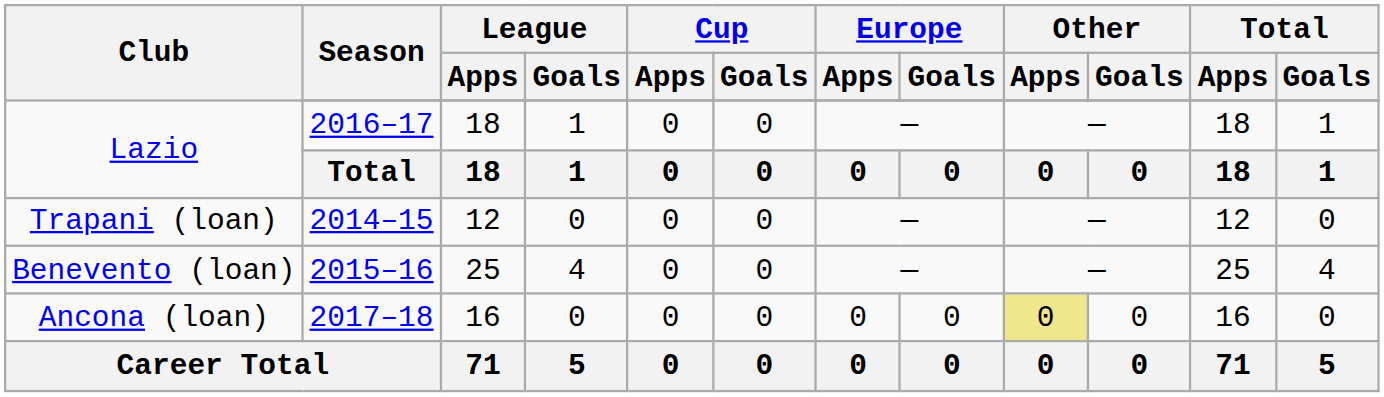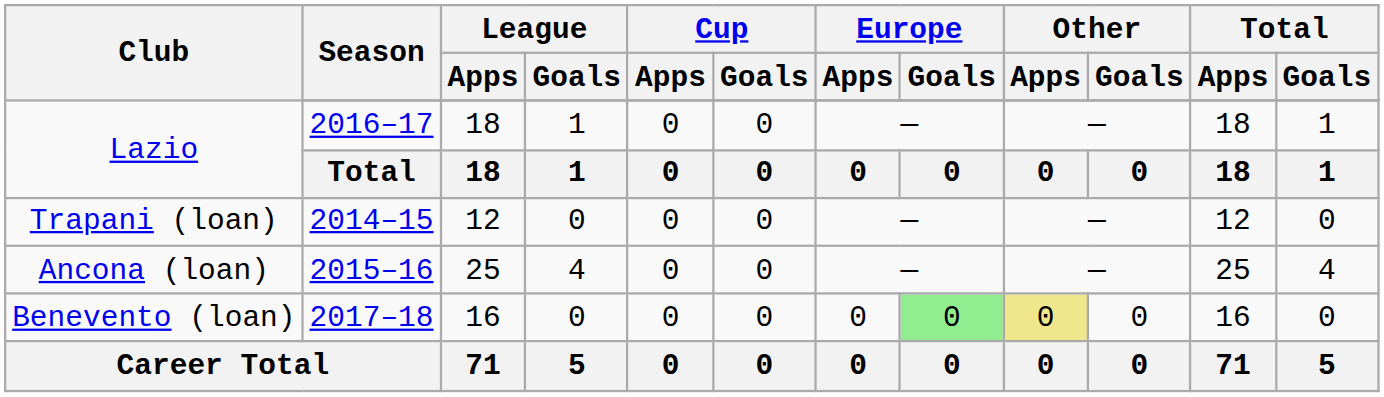(154, 270) Benevento (loan) -> (154, 270) Ancona (loan)
(154, 318) Ancona (loan) -> (154, 318) Benevento (loan)
(952, 318) no background -> (952, 318) lightgreen background
